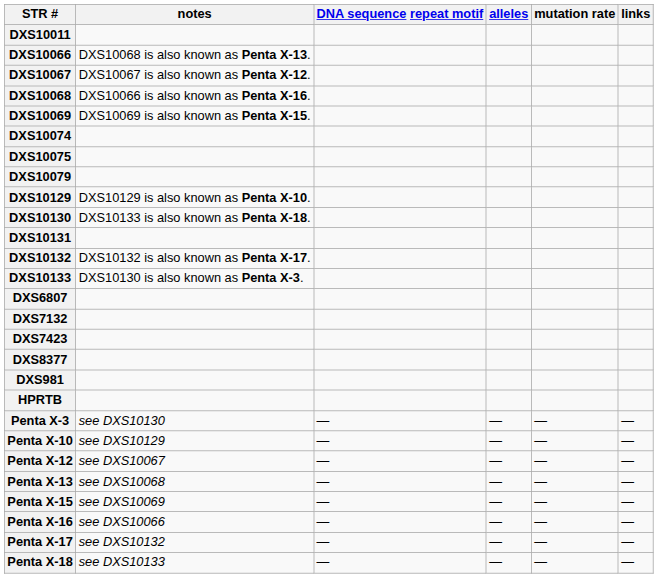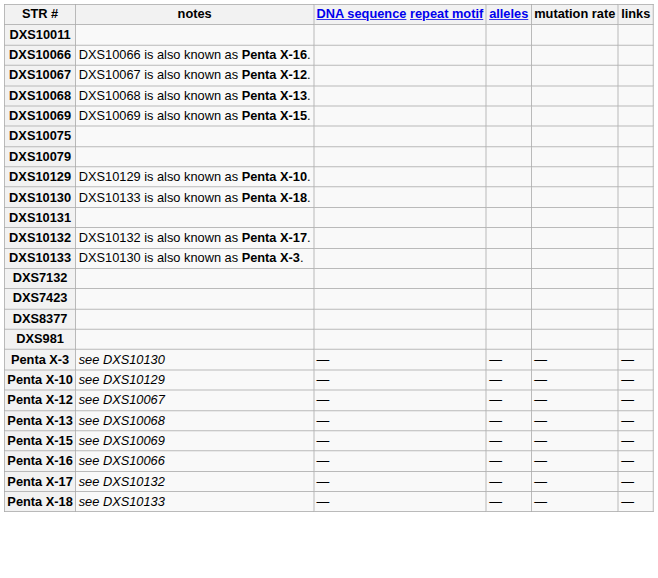(195, 55) DXS10068 is also known as Penta X-13. -> (195, 55) DXS10066 is also known as Penta X-16.
(195, 95) DXS10066 is also known as Penta X-16. -> (195, 95) DXS10068 is also known as Penta X-13.
- row: (40, 136)
- row: (40, 298)
- row: (40, 400)
